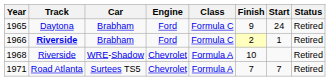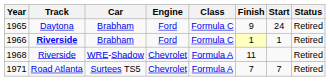(251, 41) 2 -> (251, 41) 1
(251, 55) 10 -> (251, 55) 11
